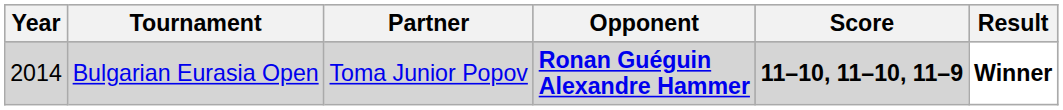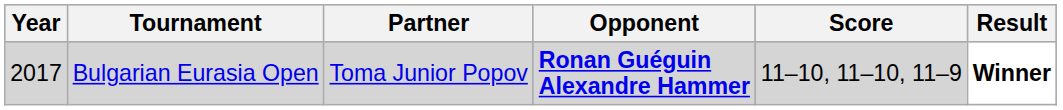(36, 73) 2014 -> (36, 73) 2017
(862, 73) bold -> (861, 73) normal
